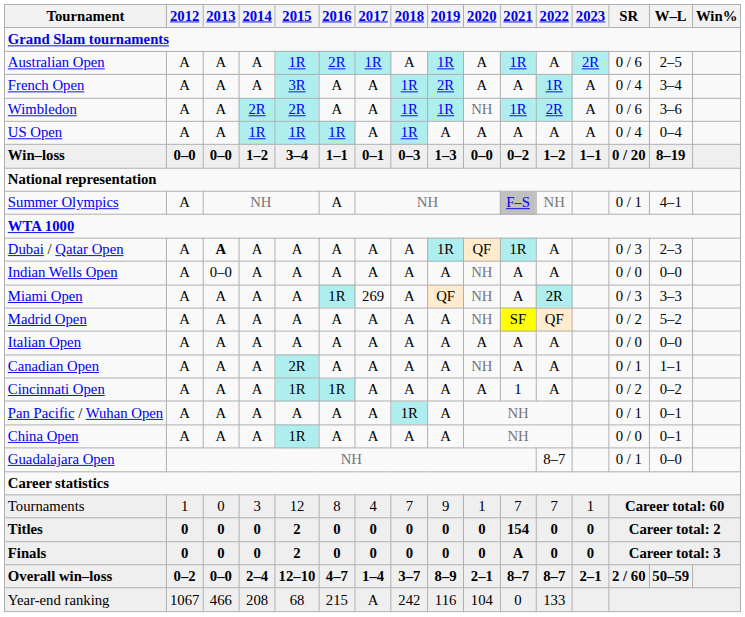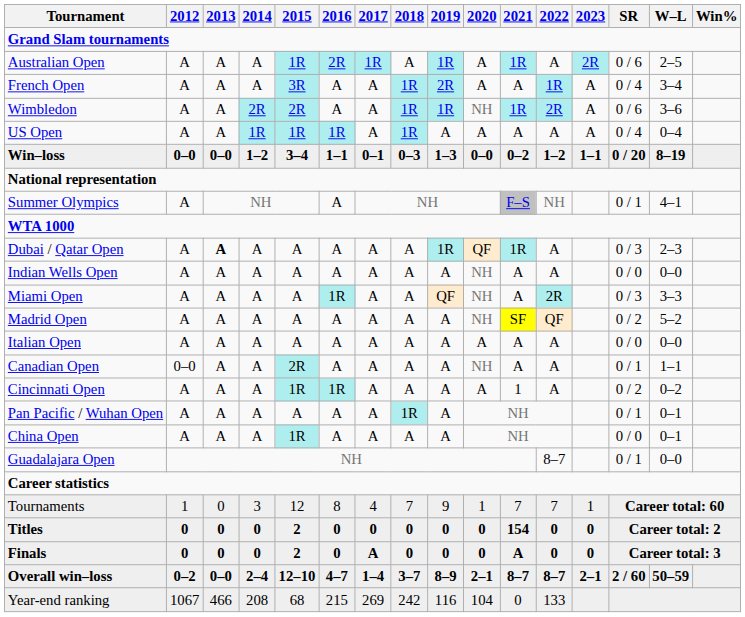(221, 272) 0–0 -> (221, 272) A
(373, 296) 269 -> (373, 296) A
(185, 366) A -> (185, 366) 0–0
(373, 553) 0 -> (373, 553) A
(373, 599) A -> (373, 599) 269
